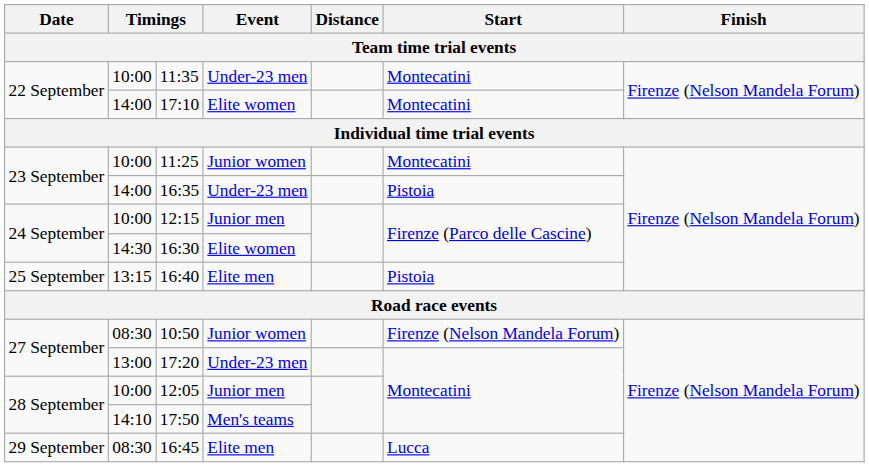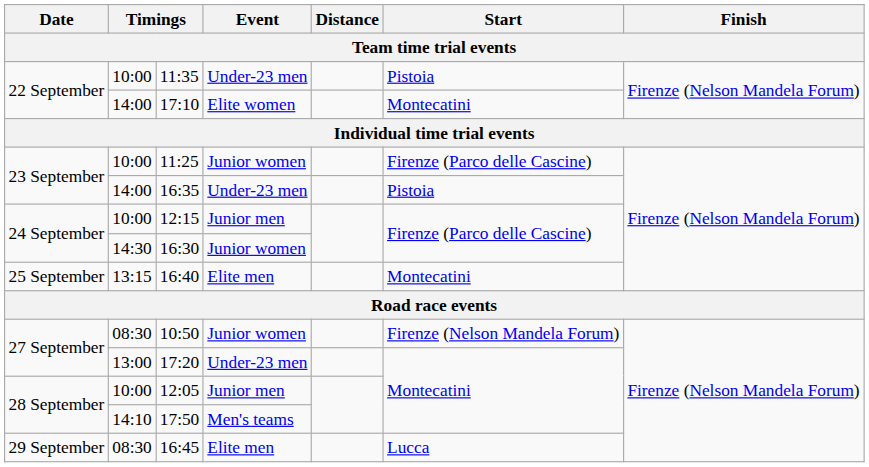(429, 76) Montecatini -> (411, 76) Pistoia
(429, 161) Montecatini -> (489, 161) Firenze (Parco delle Cascine)
(251, 247) Elite women -> (257, 247) Junior women
(411, 276) Pistoia -> (429, 276) Montecatini
